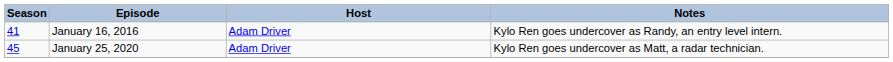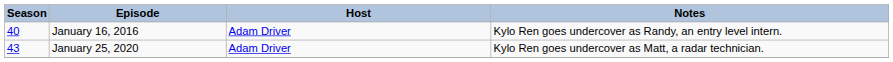(13, 31) 41 -> (13, 31) 40
(13, 48) 45 -> (13, 48) 43
